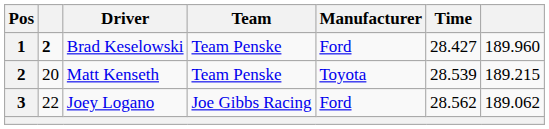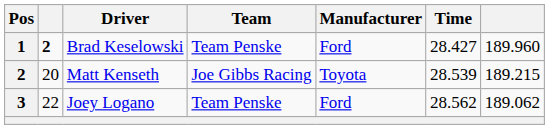(236, 74) Team Penske -> (251, 74) Joe Gibbs Racing
(251, 102) Joe Gibbs Racing -> (236, 102) Team Penske
